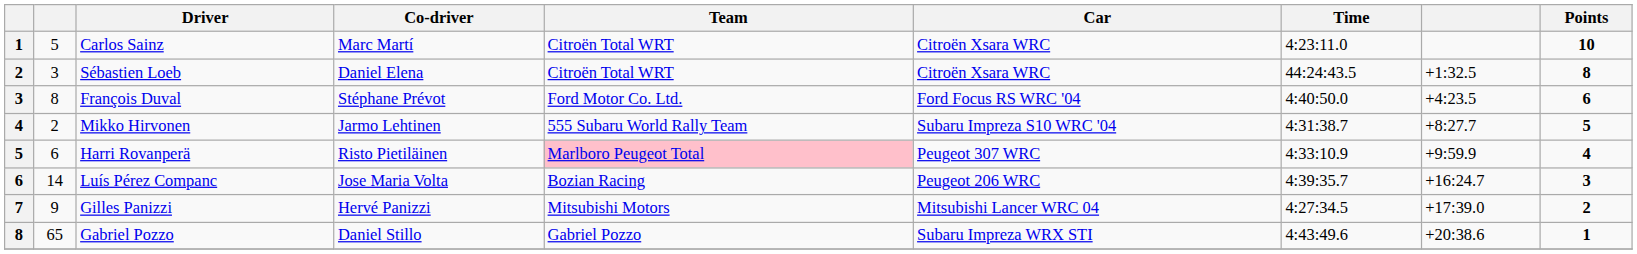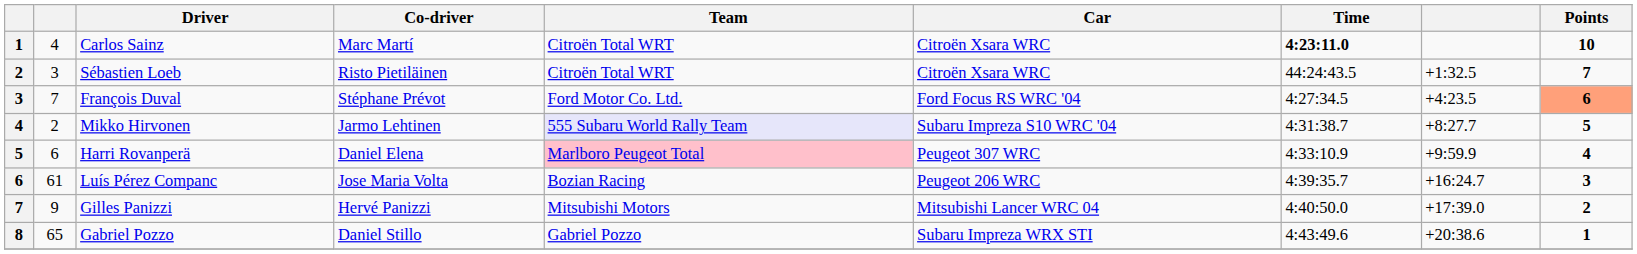(55, 44) 5 -> (55, 44) 4
(1316, 44) normal -> (1317, 44) bold
(381, 71) Daniel Elena -> (393, 71) Risto Pietiläinen
(1587, 71) 8 -> (1587, 71) 7
(55, 99) 8 -> (55, 99) 7
(1317, 99) 4:40:50.0 -> (1317, 99) 4:27:34.5
(1587, 99) no background -> (1587, 99) lightsalmon background
(647, 126) no background -> (647, 126) lavender background
(393, 153) Risto Pietiläinen -> (381, 153) Daniel Elena
(55, 180) 14 -> (55, 180) 61
(1317, 207) 4:27:34.5 -> (1317, 207) 4:40:50.0
